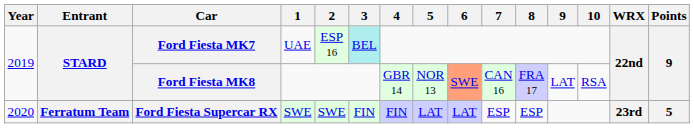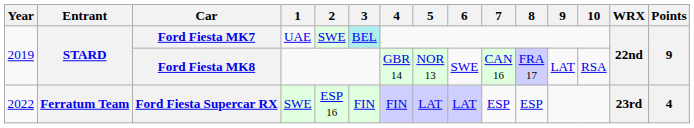(332, 44) ESP 16 -> (332, 36) SWE
(464, 81) lightsalmon background -> (464, 66) no background
(21, 111) 2020 -> (21, 103) 2022
(332, 111) SWE -> (332, 103) ESP 16
(669, 111) 5 -> (669, 103) 4
